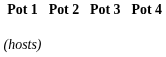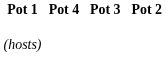columns swapped: (64, 9) <-> (147, 9)
